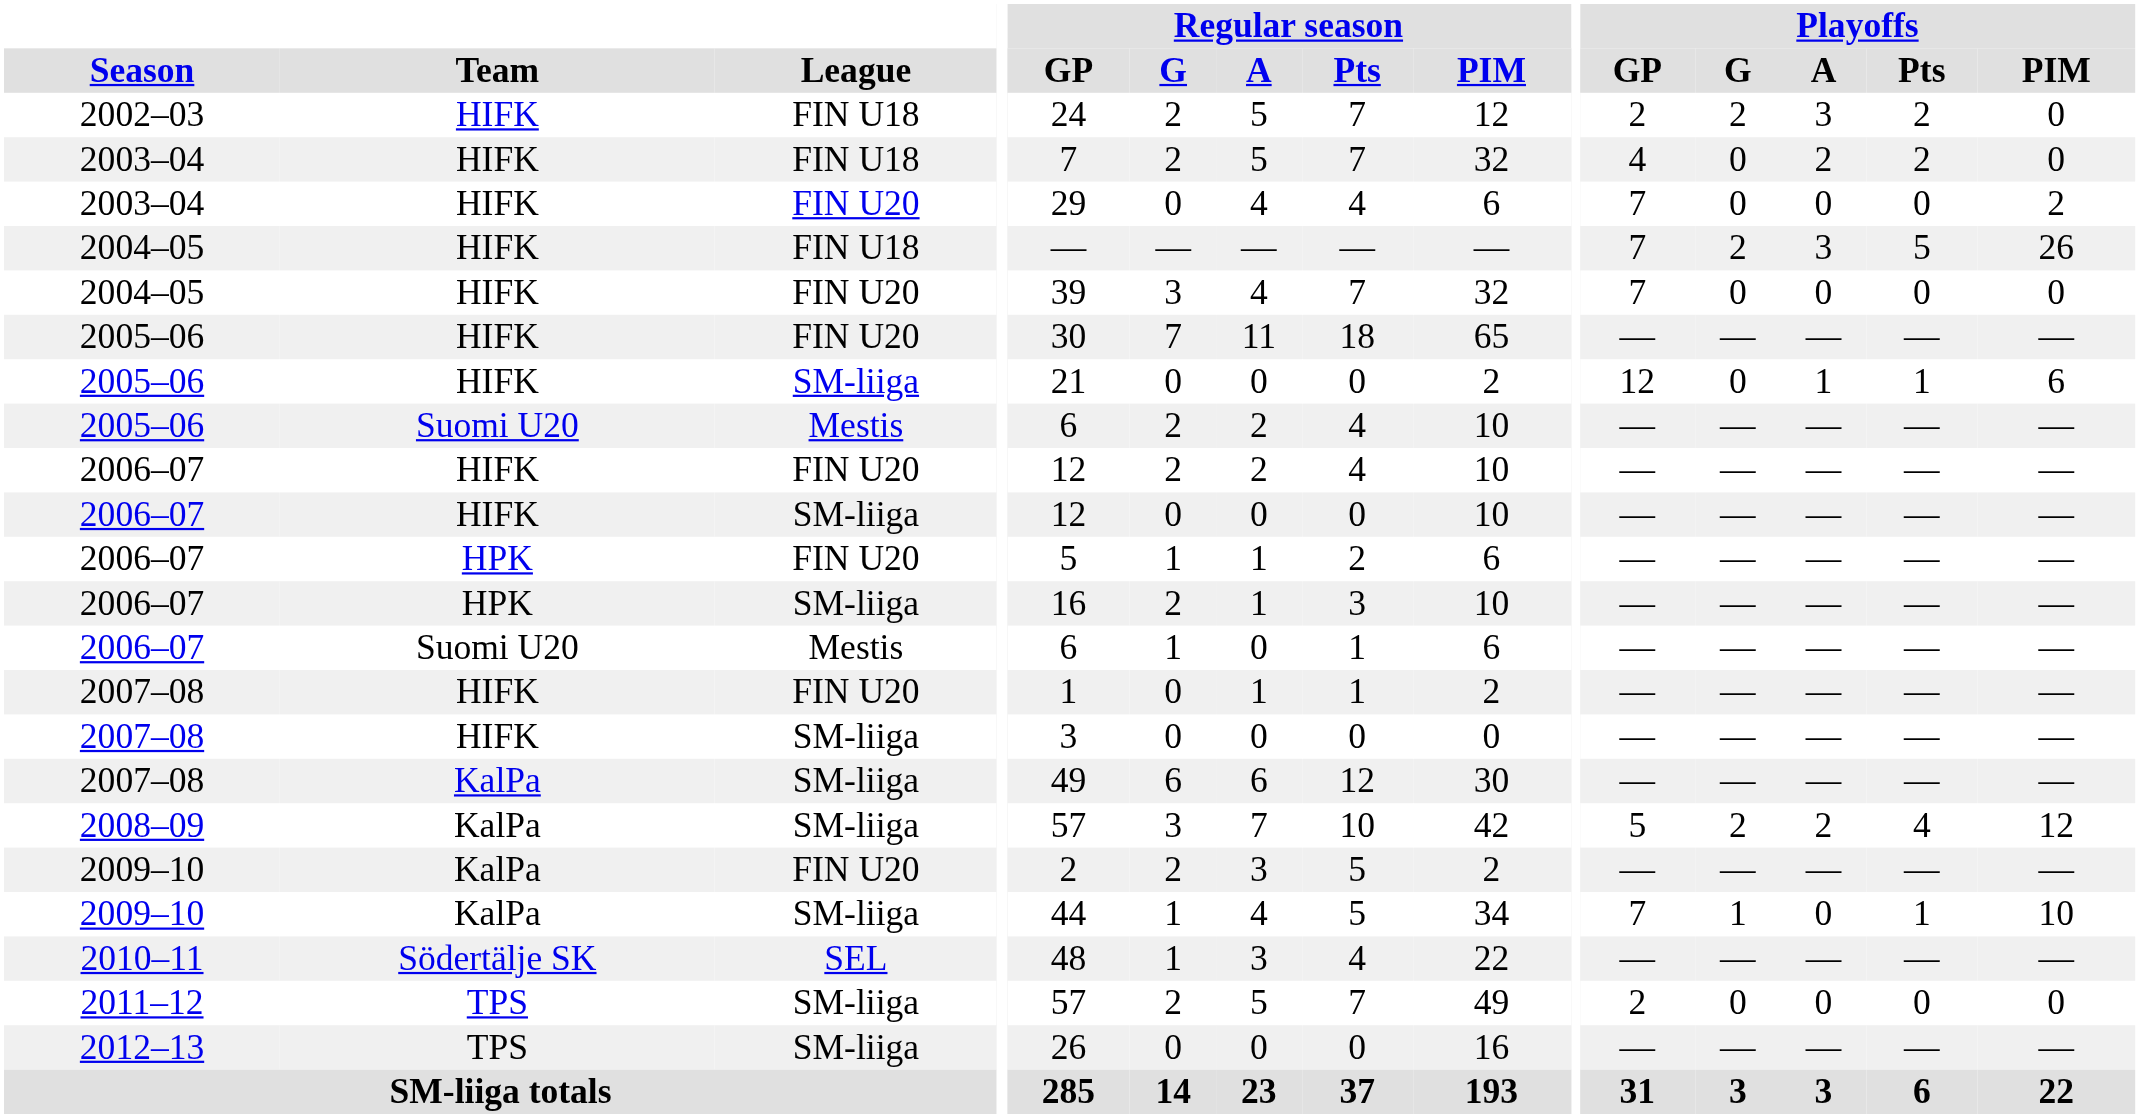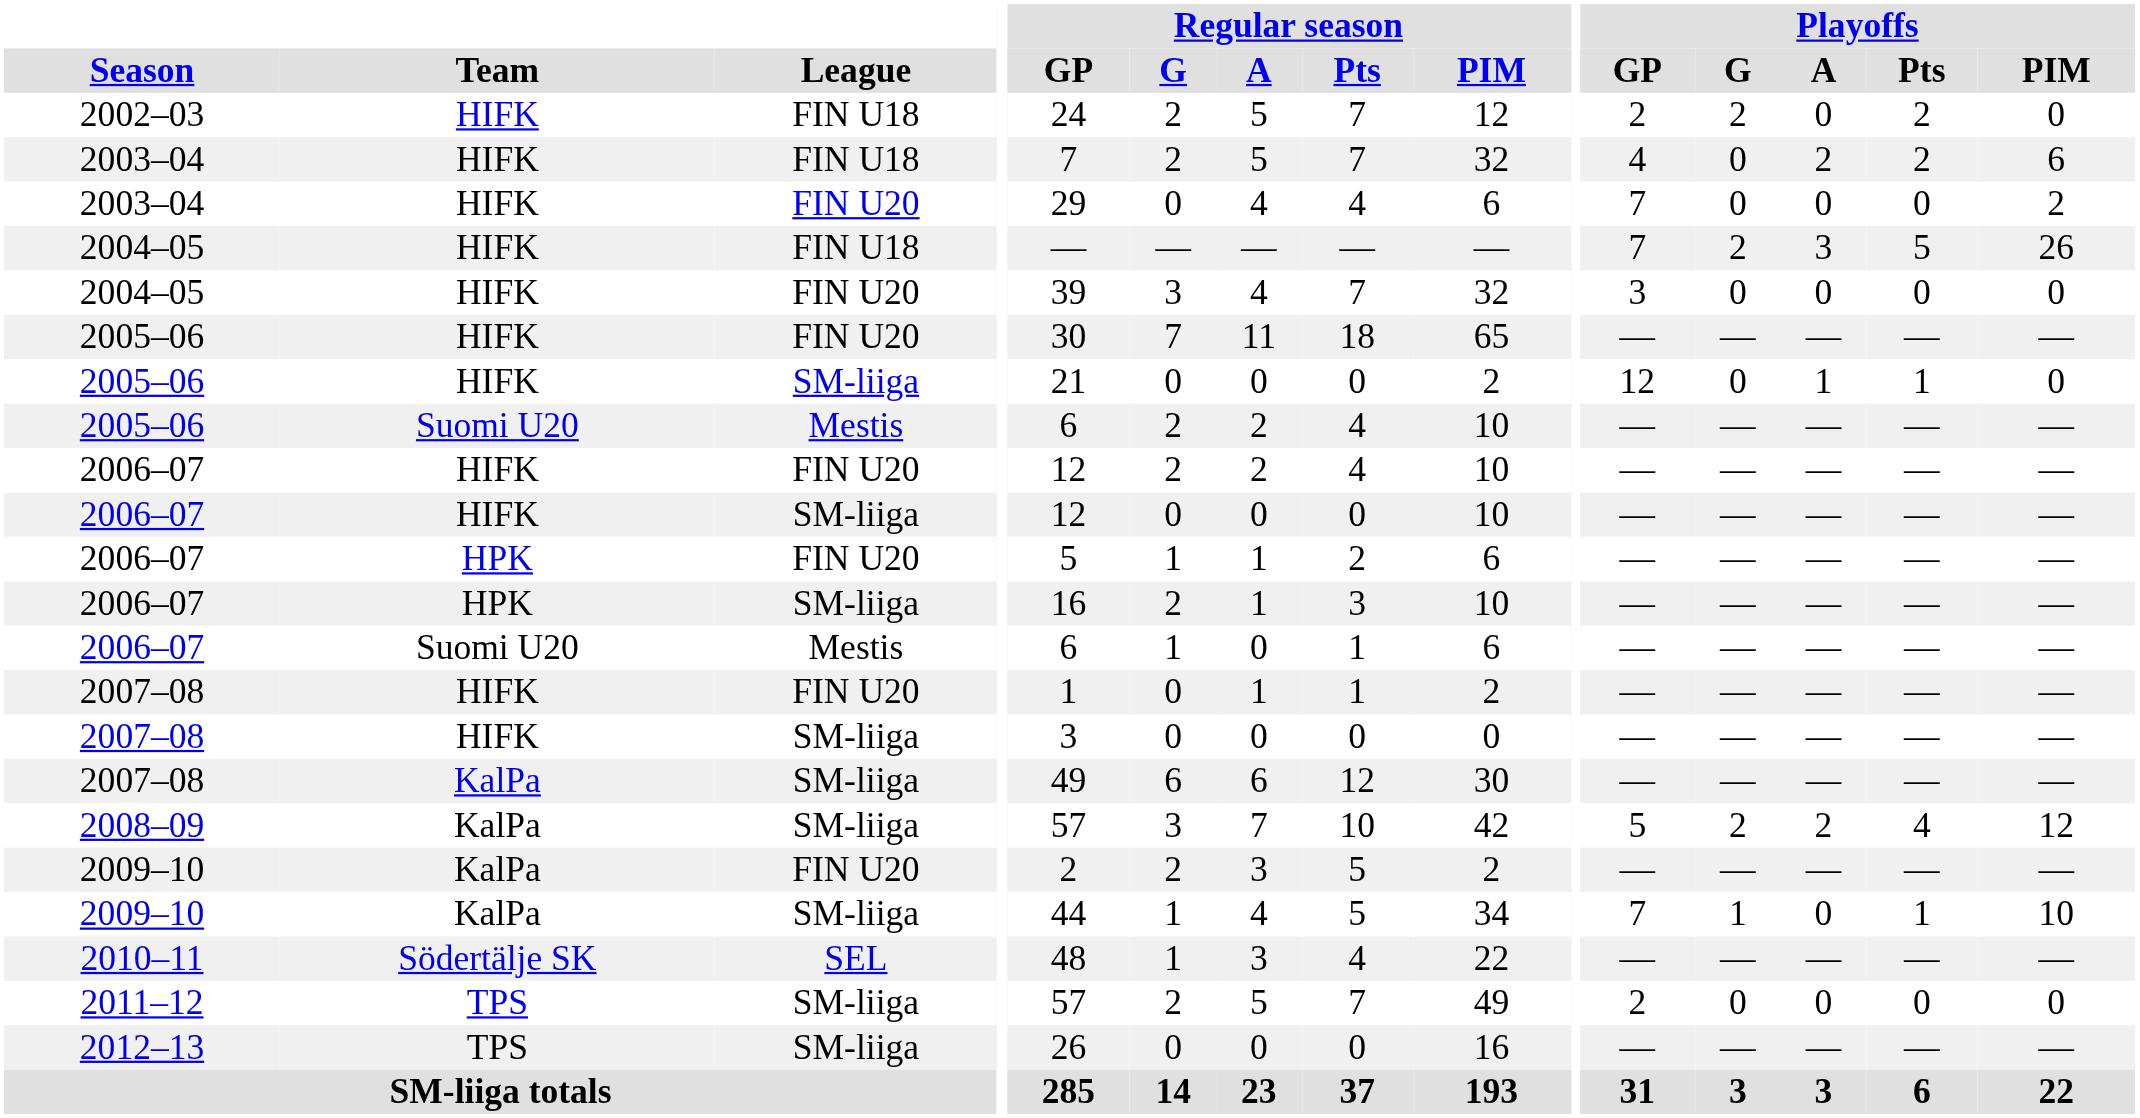(1823, 114) 3 -> (1823, 114) 0
(2056, 158) 0 -> (2056, 158) 6
(1637, 291) 7 -> (1637, 291) 3
(2056, 380) 6 -> (2056, 380) 0
